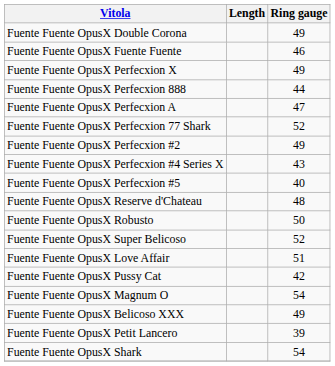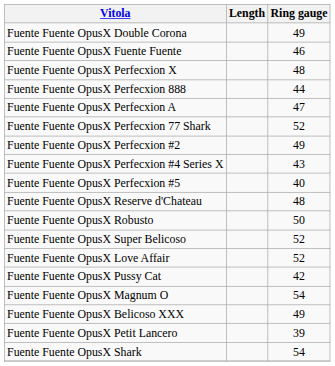(299, 70) 49 -> (299, 70) 48
(299, 257) 51 -> (299, 257) 52
